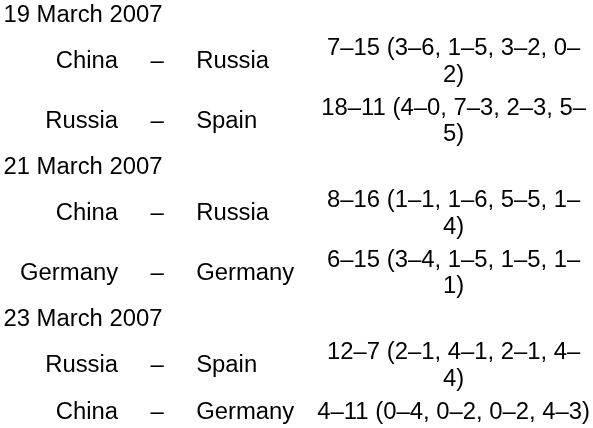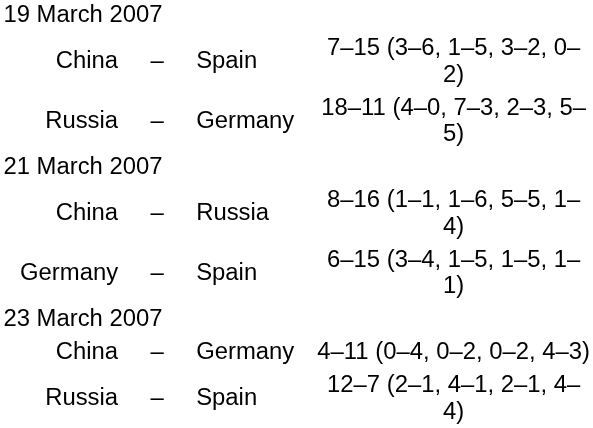(233, 60) Russia -> (227, 60) Spain
(227, 120) Spain -> (245, 120) Germany
(245, 272) Germany -> (227, 272) Spain
rows swapped: (87, 410) <-> (82, 364)
